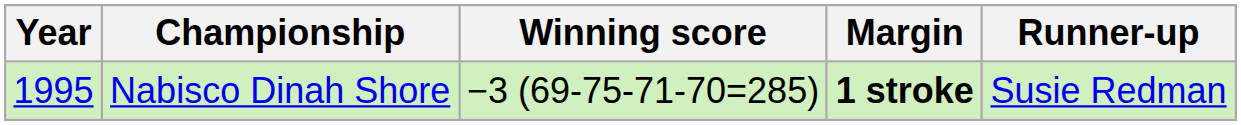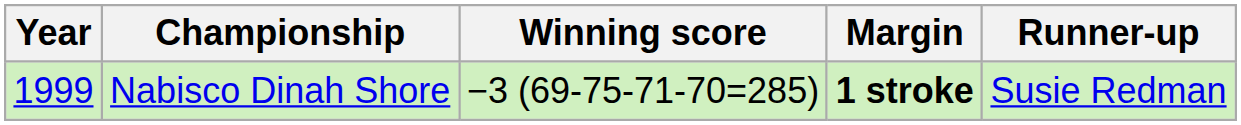(53, 90) 1995 -> (53, 90) 1999
